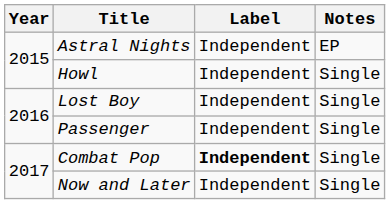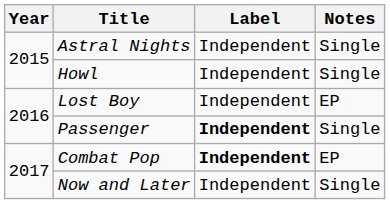(329, 46) EP -> (350, 46) Single
(350, 102) Single -> (329, 102) EP
(255, 130) normal -> (255, 130) bold
(350, 157) Single -> (329, 157) EP
